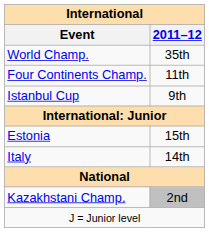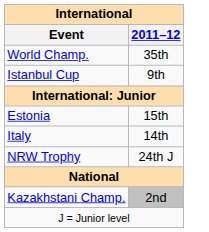- row: (77, 75)
+ row: (44, 156)
